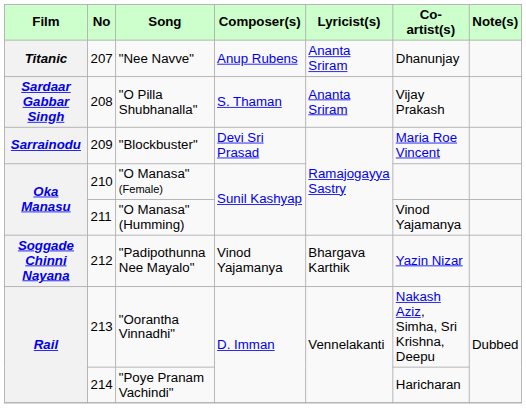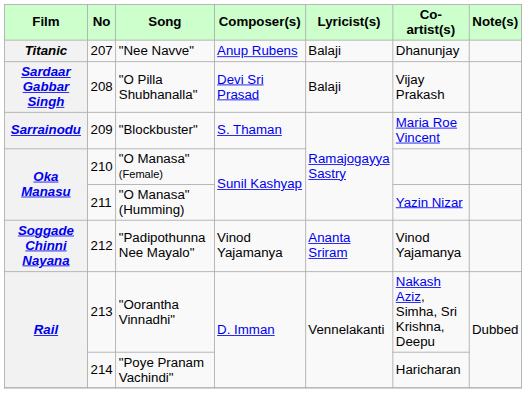(329, 58) Ananta Sriram -> (325, 51) Balaji
(249, 101) S. Thaman -> (240, 87) Devi Sri Prasad
(329, 101) Ananta Sriram -> (325, 87) Balaji
(240, 145) Devi Sri Prasad -> (249, 130) S. Thaman
(429, 217) Vinod Yajamanya -> (429, 202) Yazin Nizar
(337, 260) Bhargava Karthik -> (329, 245) Ananta Sriram
(429, 260) Yazin Nizar -> (429, 245) Vinod Yajamanya
